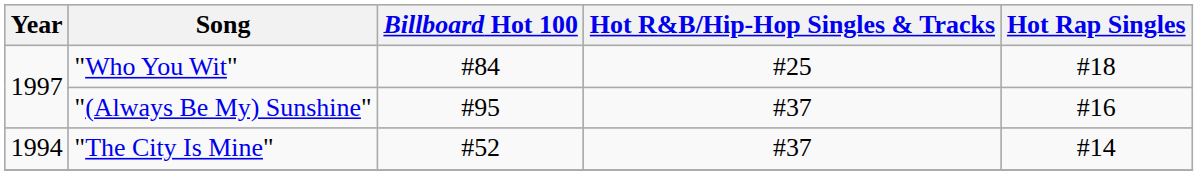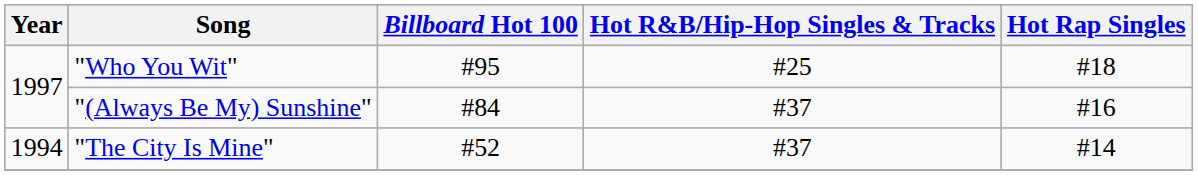(481, 66) #84 -> (481, 66) #95
(481, 107) #95 -> (481, 107) #84
